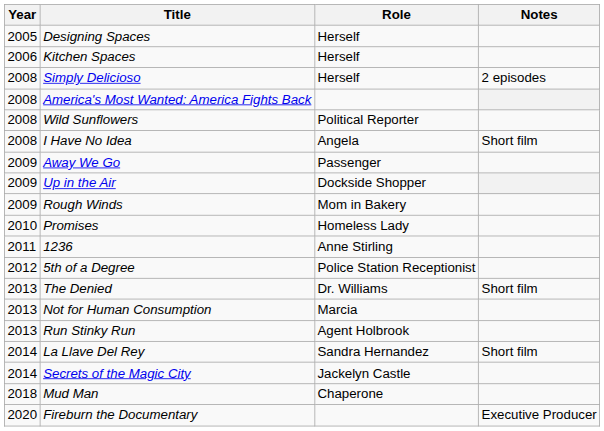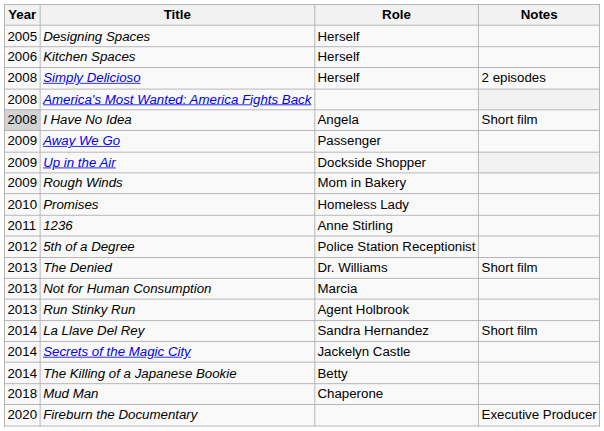- row: (91, 120)
(22, 141) no background -> (22, 120) lightgrey background
+ row: (140, 373)
